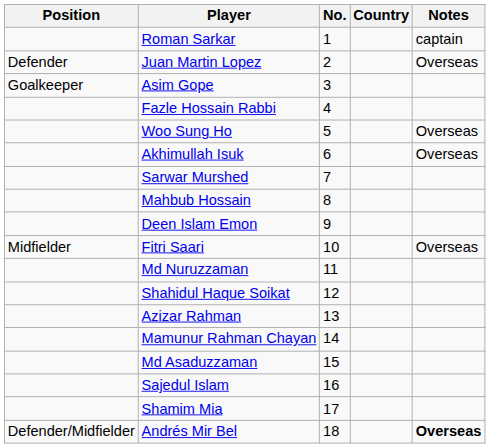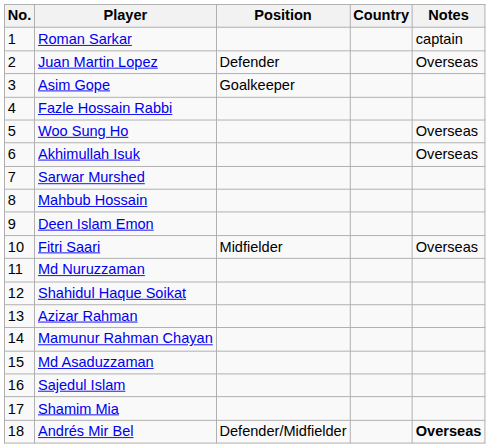columns swapped: (335, 16) <-> (71, 16)
